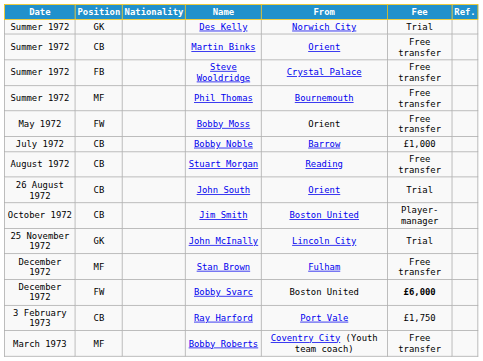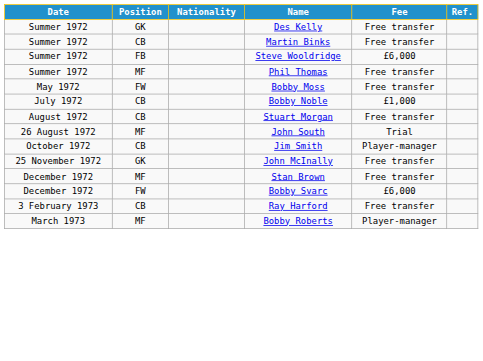- column: (324, 12)
(420, 26) Trial -> (400, 26) Free transfer
(420, 72) Free transfer -> (400, 56) £6,000
(99, 190) CB -> (140, 131) MF
(420, 241) Trial -> (400, 161) Free transfer
(420, 292) bold -> (400, 191) normal
(420, 317) £1,750 -> (400, 206) Free transfer
(420, 343) Free transfer -> (400, 221) Player-manager
